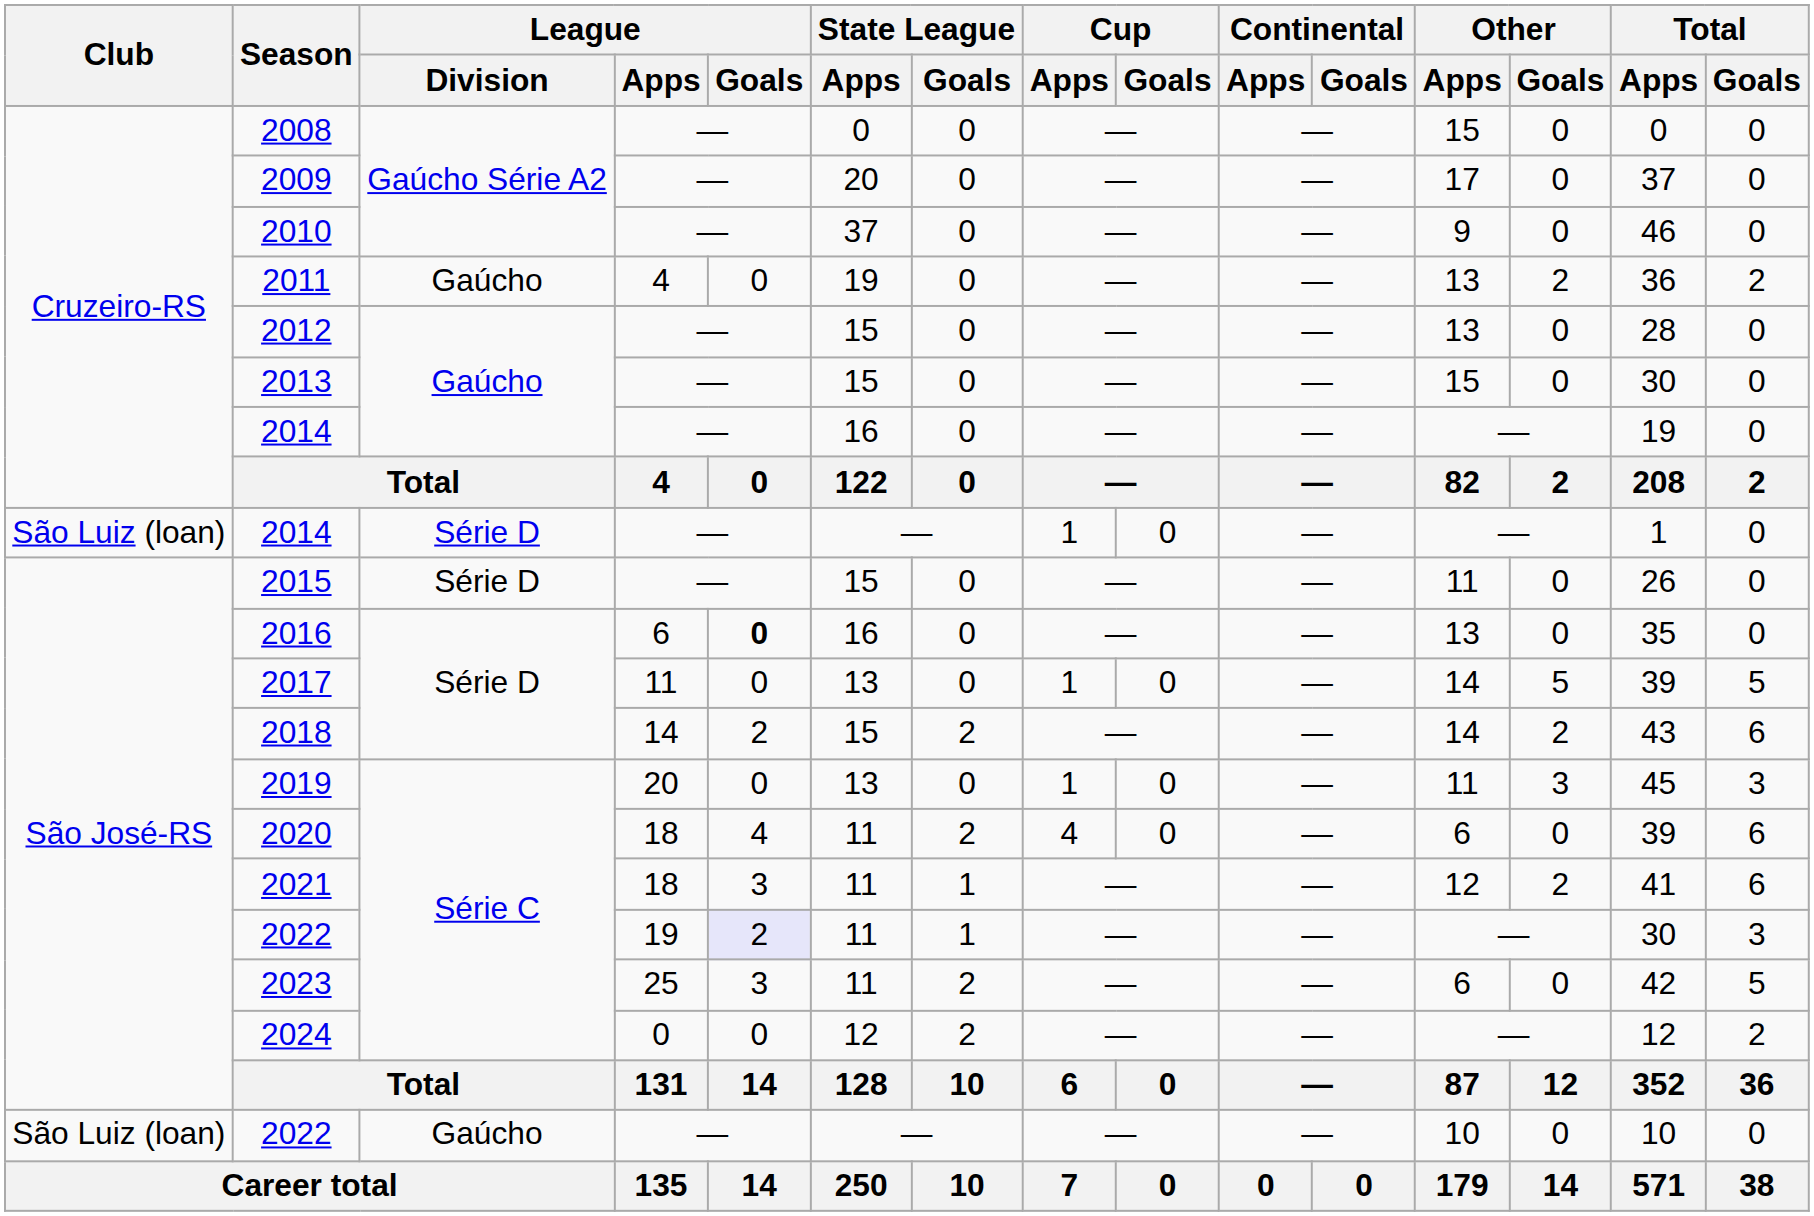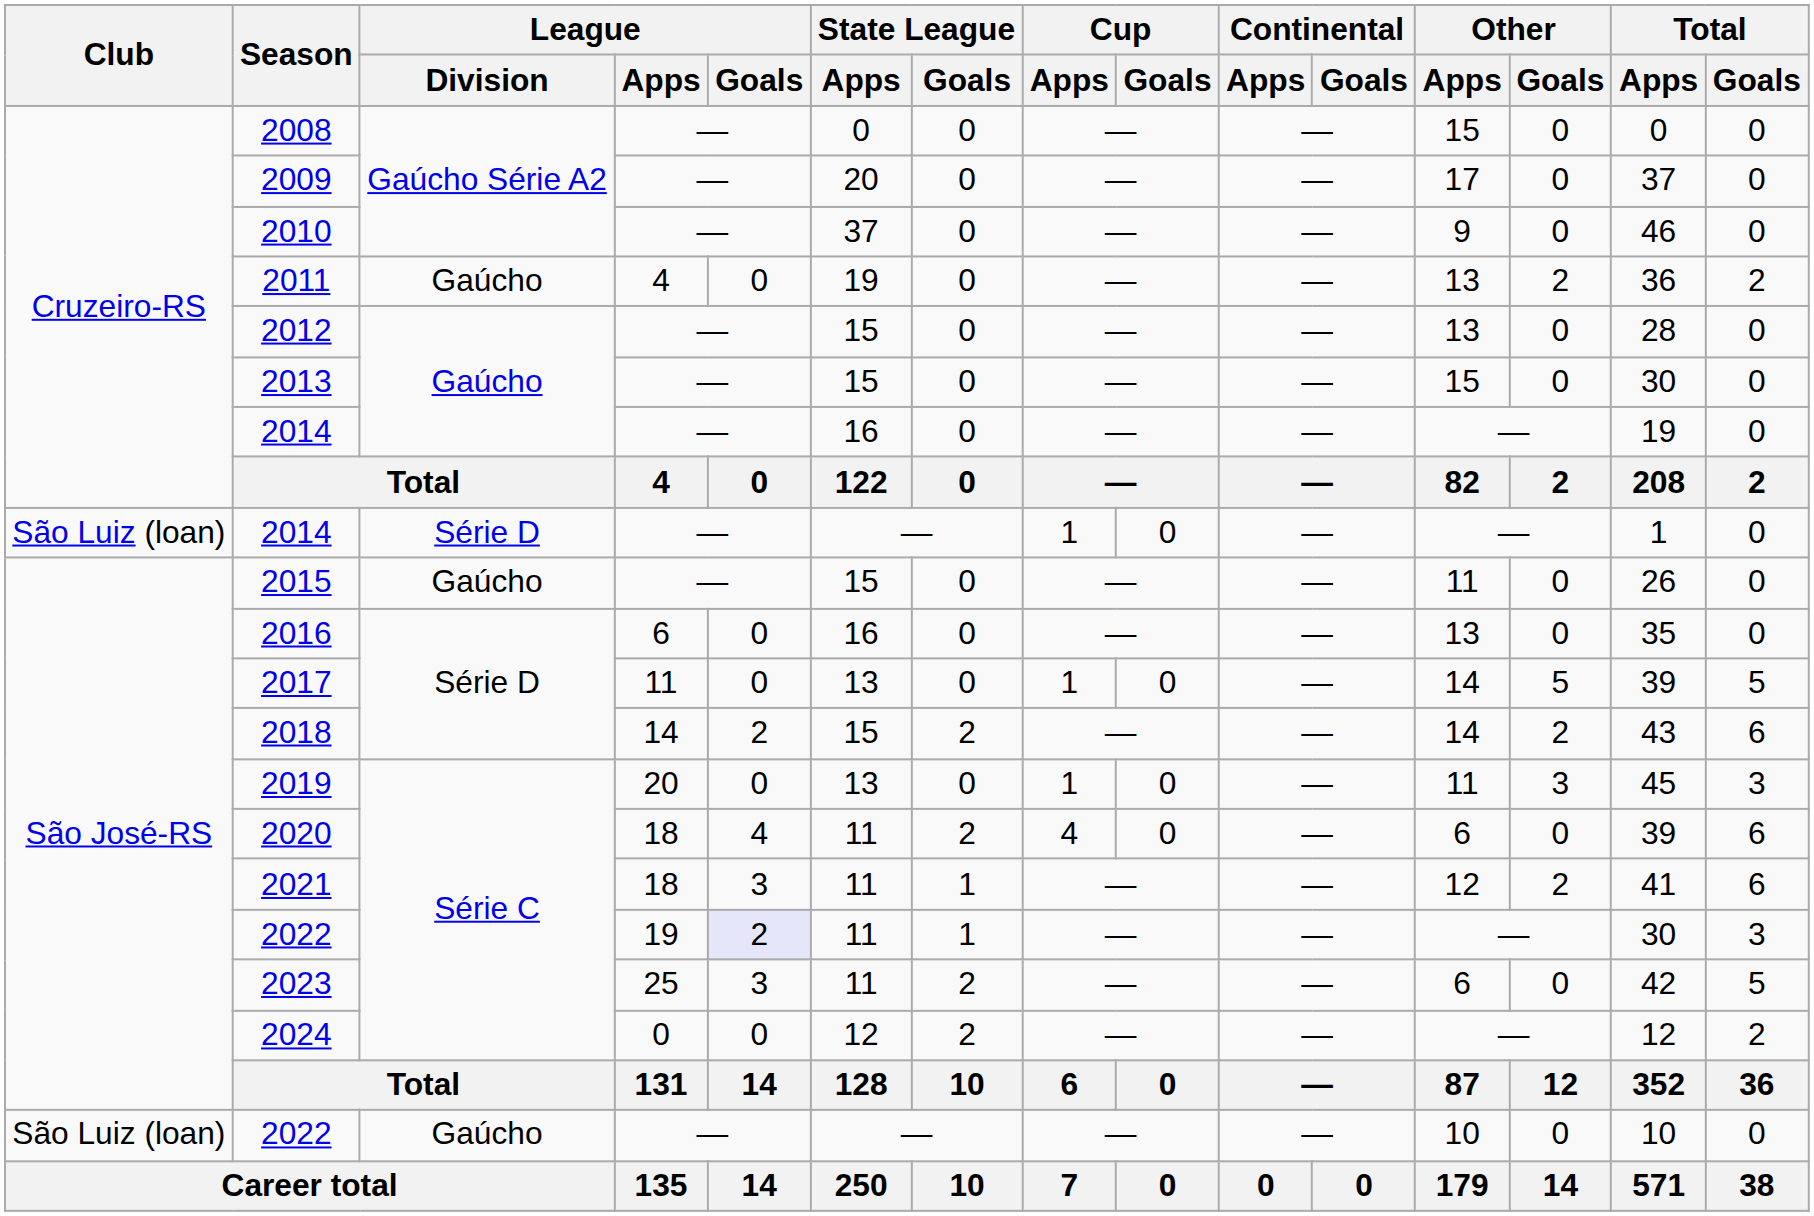(487, 582) Série D -> (487, 582) Gaúcho
(759, 632) bold -> (759, 632) normal
